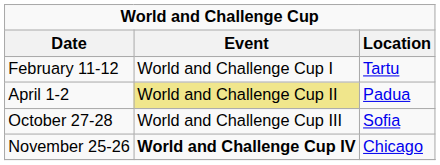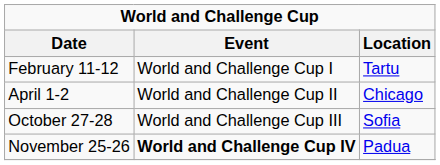(237, 95) khaki background -> (237, 95) no background
(387, 95) Padua -> (393, 95) Chicago
(393, 146) Chicago -> (387, 146) Padua
